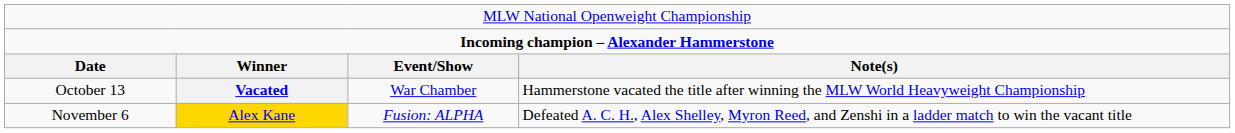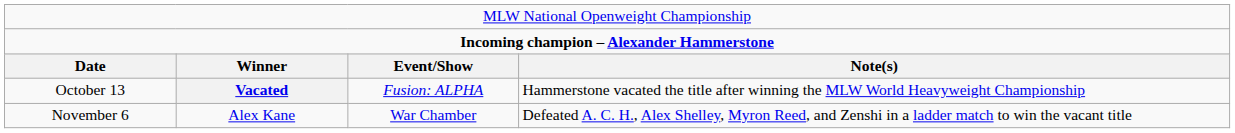(433, 90) War Chamber -> (433, 90) Fusion: ALPHA
(262, 115) gold background -> (262, 115) no background
(433, 115) Fusion: ALPHA -> (433, 115) War Chamber
